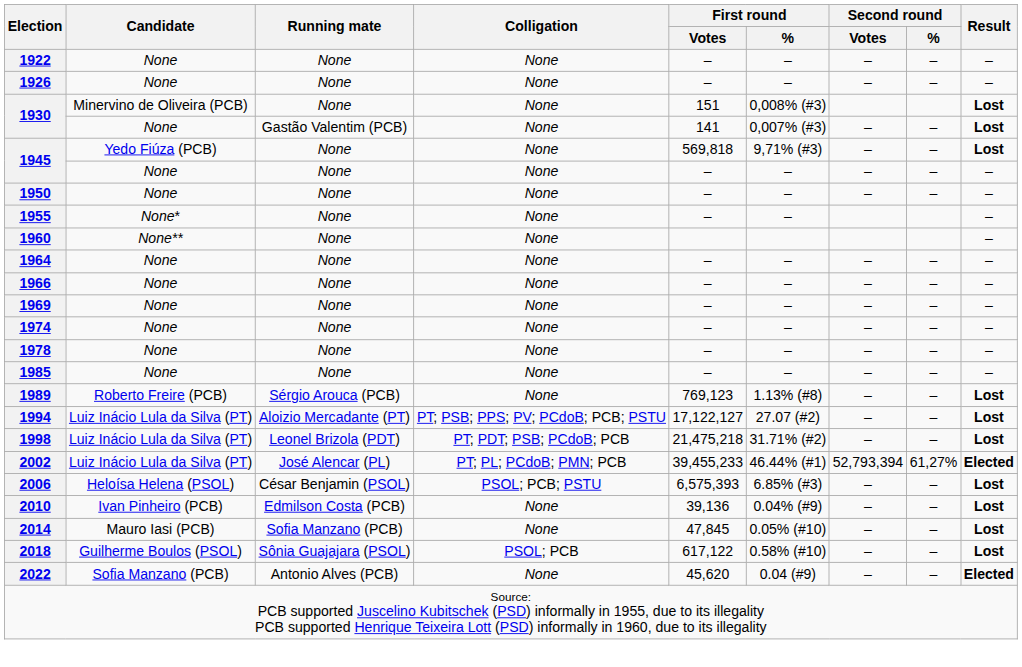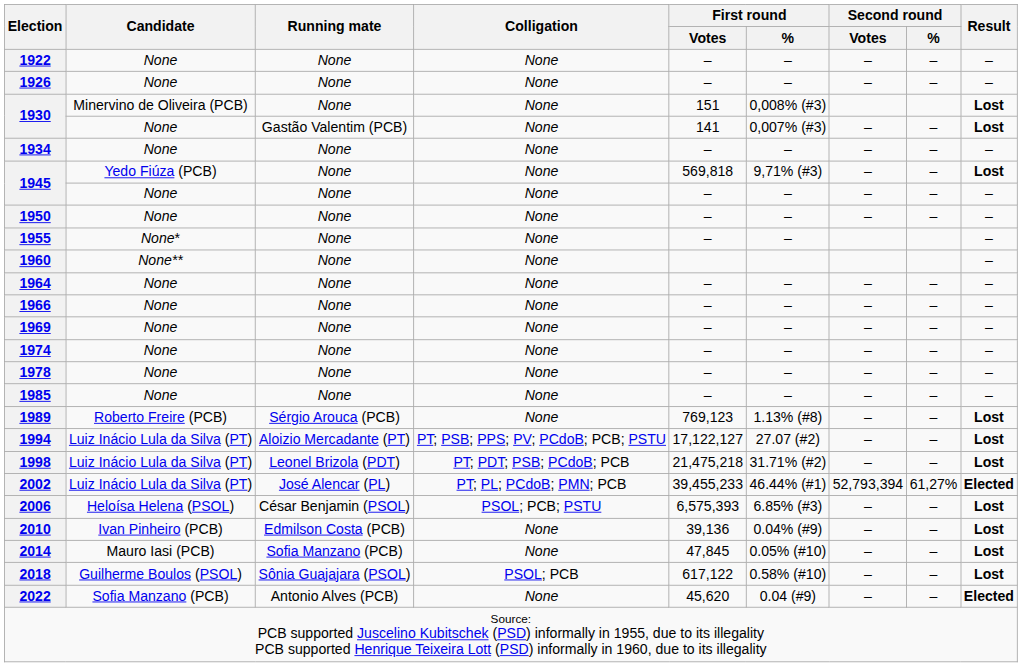+ row: (35, 149)
